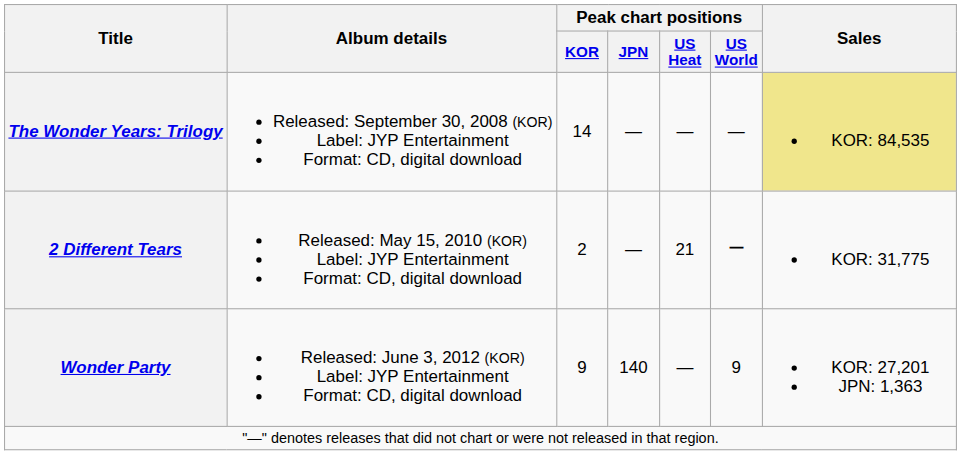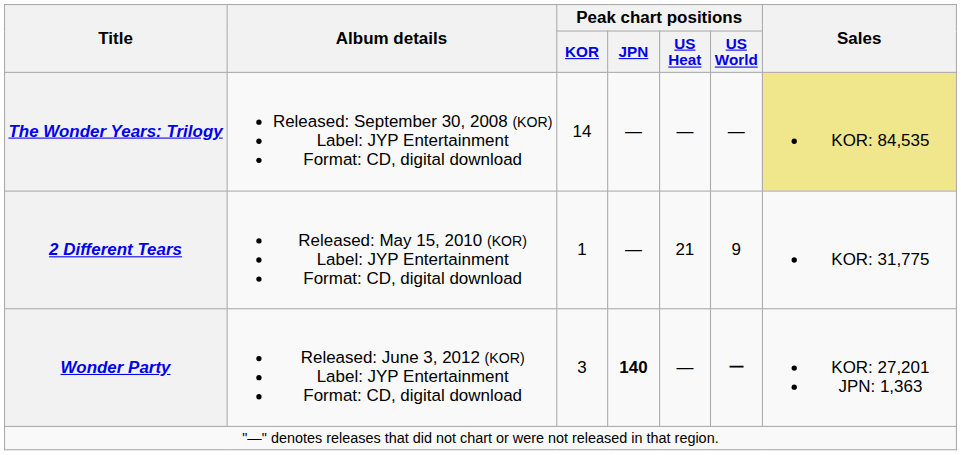(582, 249) 2 -> (582, 249) 1
(736, 249) ー -> (736, 249) 9
(582, 367) 9 -> (582, 367) 3
(633, 367) normal -> (633, 367) bold
(736, 367) 9 -> (736, 367) ー
